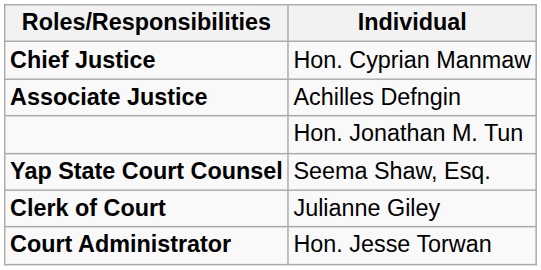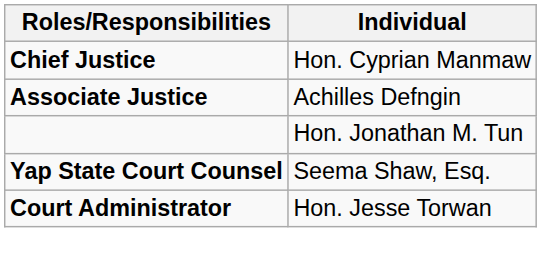- row: (88, 208)
